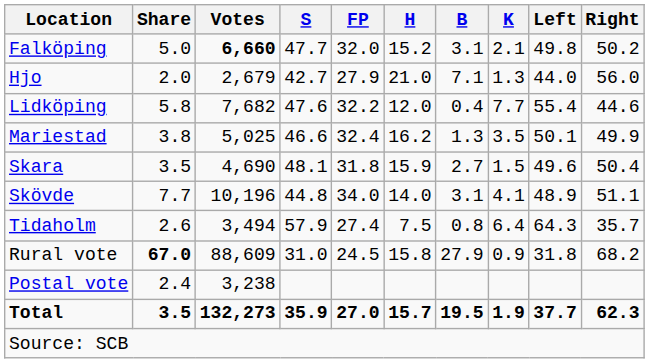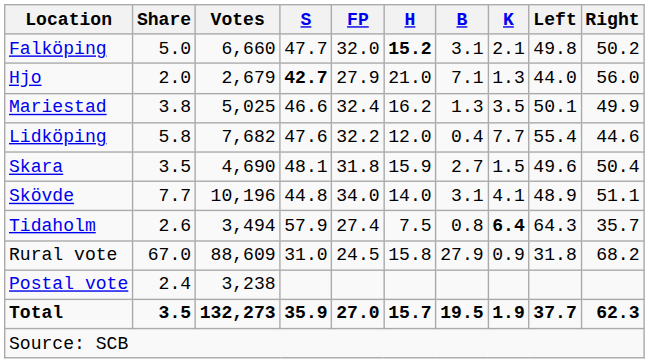(249, 49) bold -> (249, 49) normal
(410, 49) normal -> (410, 49) bold
(306, 78) normal -> (306, 78) bold
rows swapped: (58, 108) <-> (58, 137)
(508, 226) normal -> (508, 226) bold
(169, 255) bold -> (169, 255) normal
